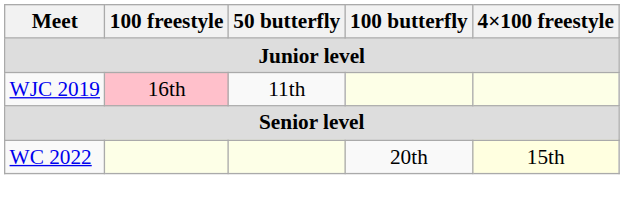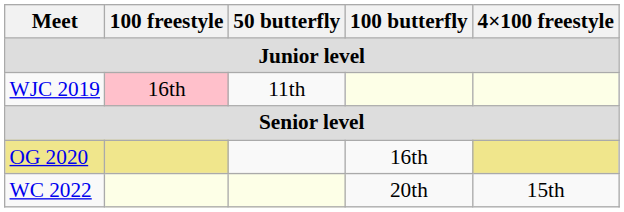+ row: (49, 156)
(546, 156) lightyellow background -> (546, 190) no background
